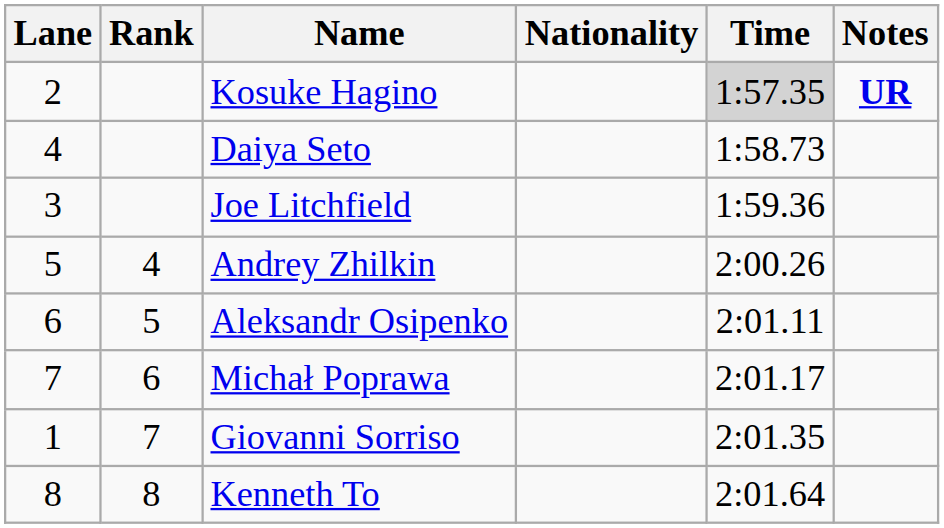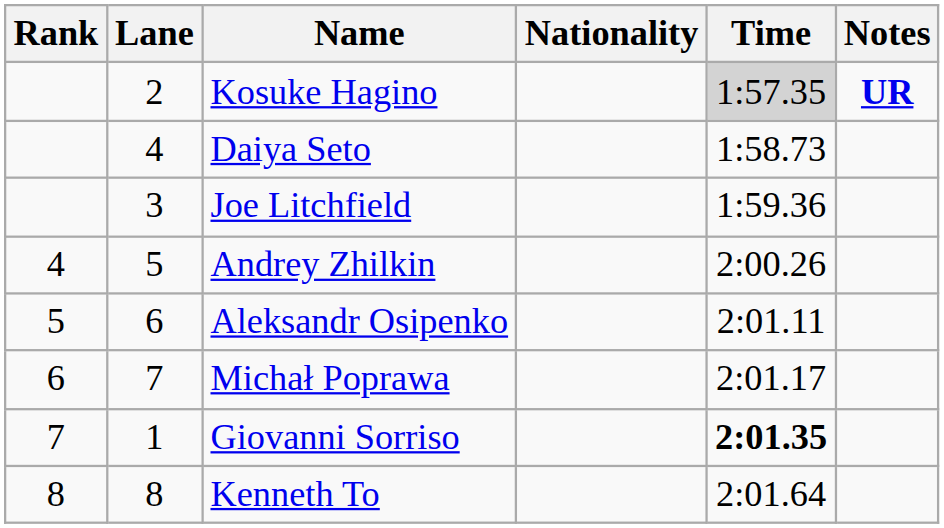columns swapped: (151, 33) <-> (53, 33)
(770, 436) normal -> (771, 436) bold
